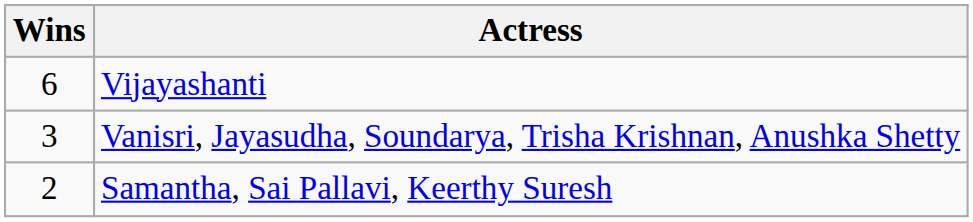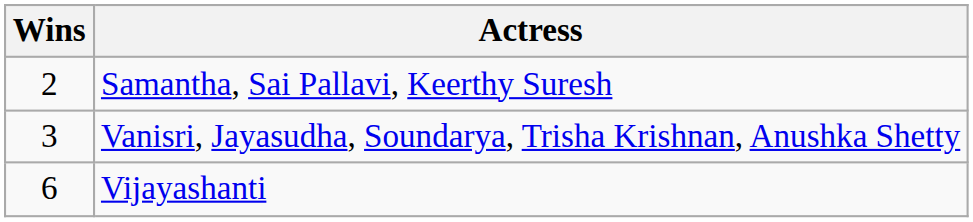rows swapped: (184, 83) <-> (357, 188)
